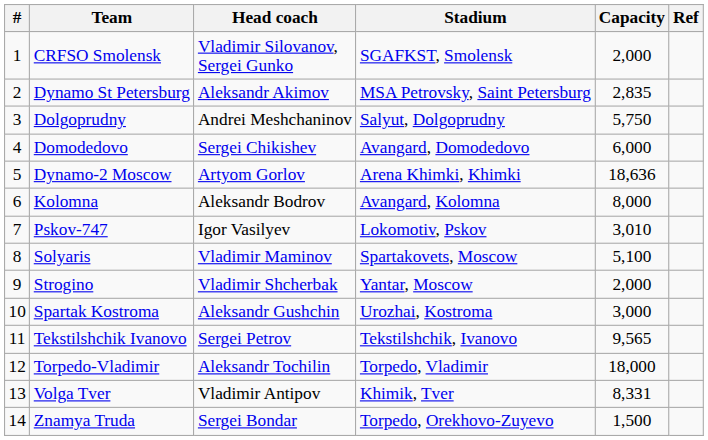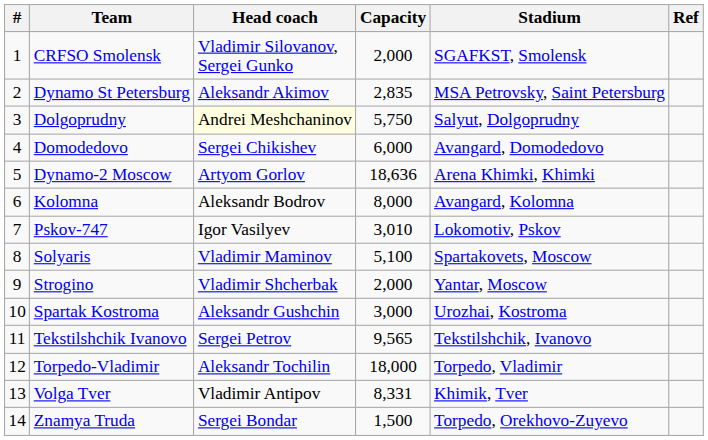columns swapped: (475, 18) <-> (632, 18)
(275, 119) no background -> (275, 119) lightyellow background
